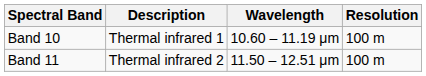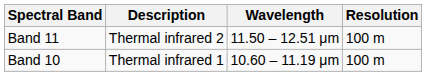rows swapped: (34, 37) <-> (33, 60)
